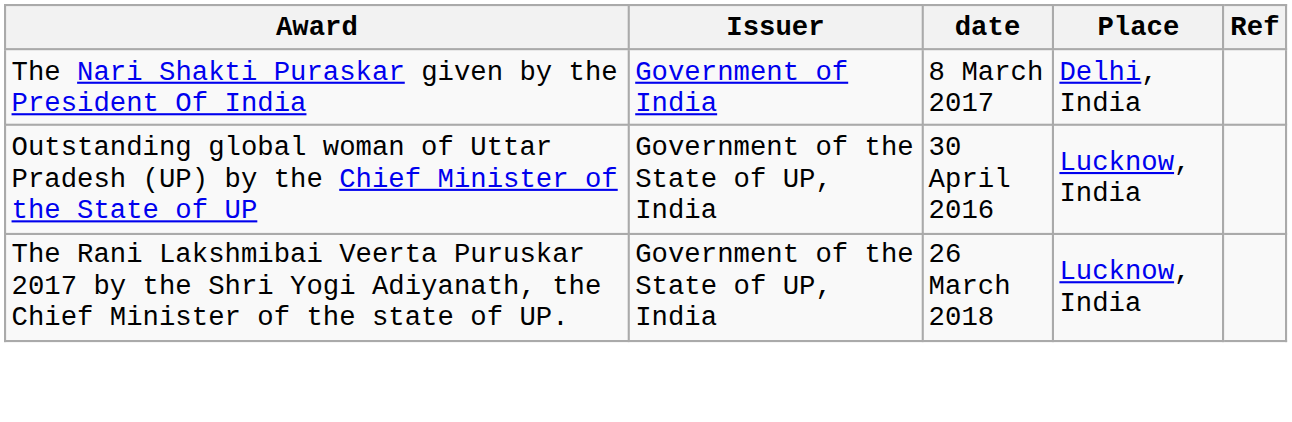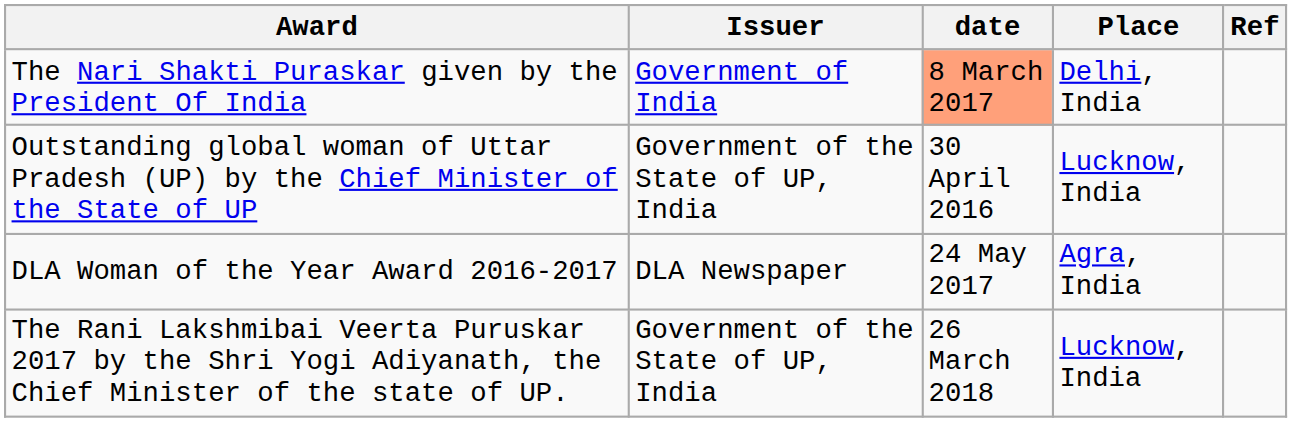(986, 88) no background -> (986, 88) lightsalmon background
+ row: (315, 271)
